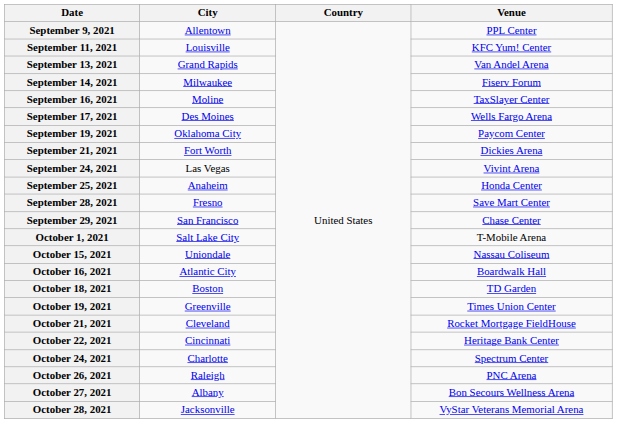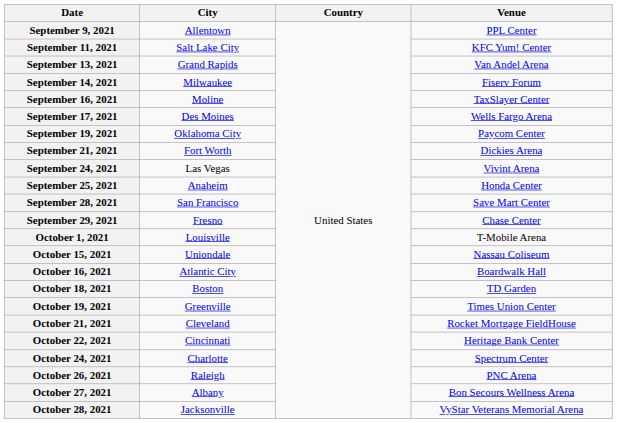(208, 47) Louisville -> (208, 47) Salt Lake City
(208, 202) Fresno -> (208, 202) San Francisco
(208, 220) San Francisco -> (208, 220) Fresno
(208, 237) Salt Lake City -> (208, 237) Louisville
